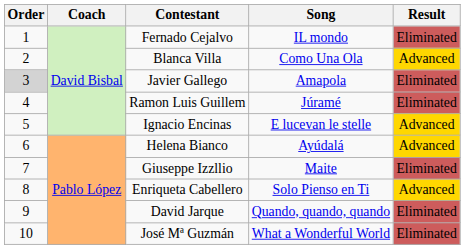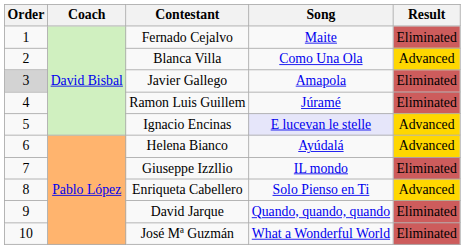(321, 37) IL mondo -> (321, 37) Maite
(321, 124) no background -> (321, 124) lavender background
(321, 168) Maite -> (321, 168) IL mondo
